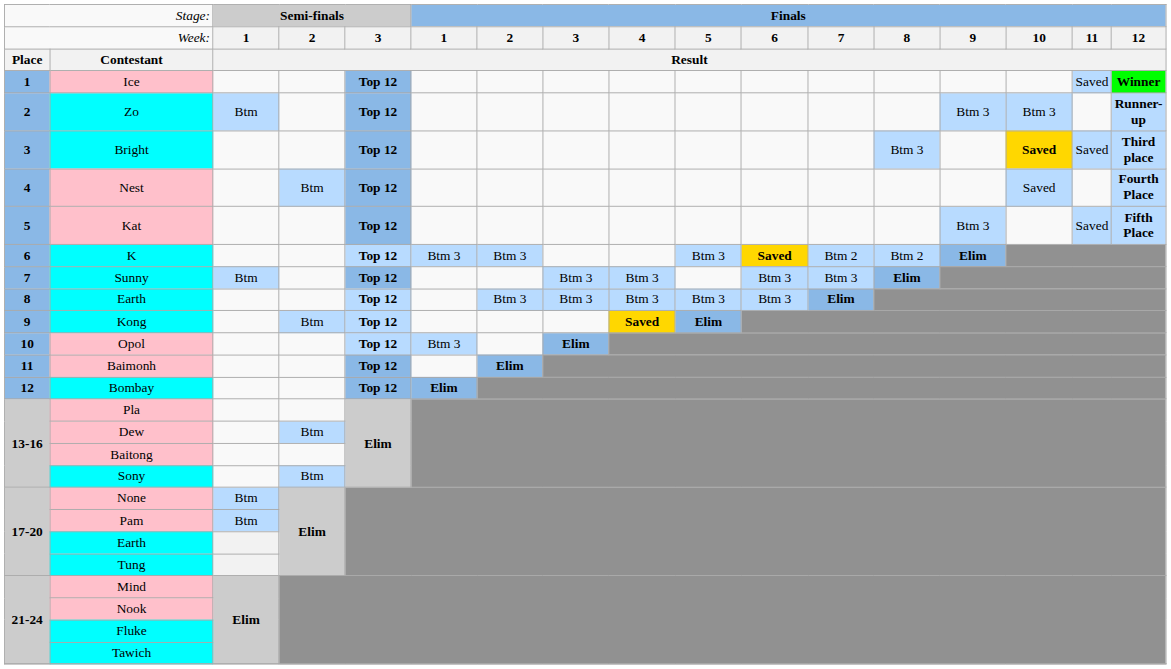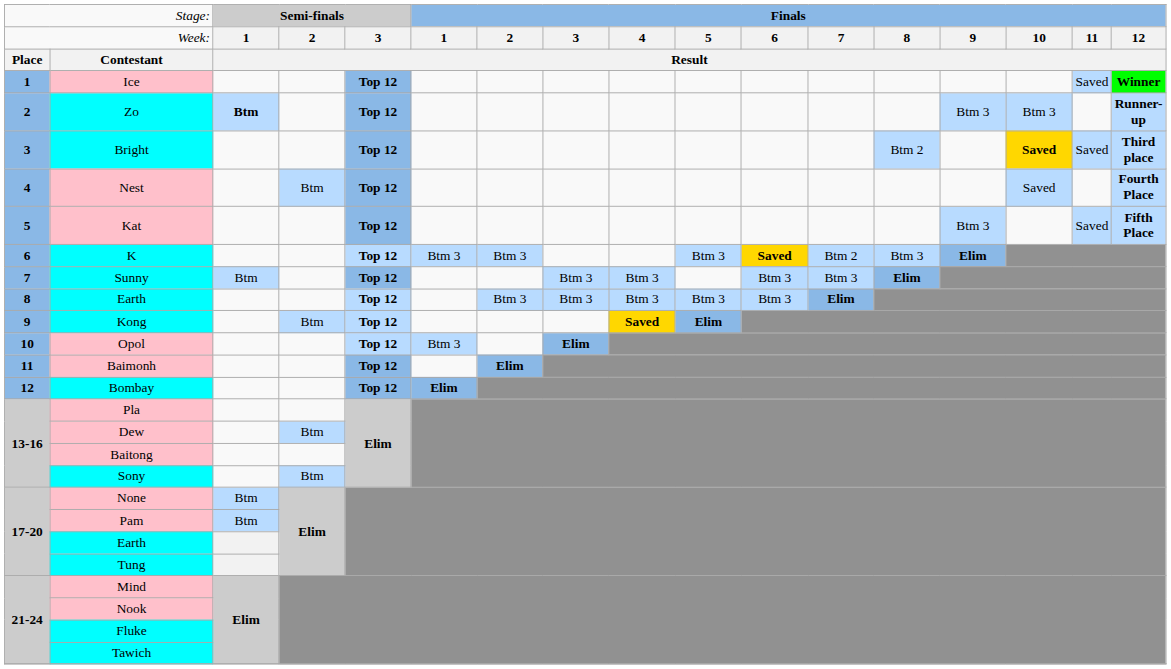(246, 112) normal -> (246, 112) bold
(907, 150) Btm 3 -> (907, 150) Btm 2
(907, 255) Btm 2 -> (907, 255) Btm 3
